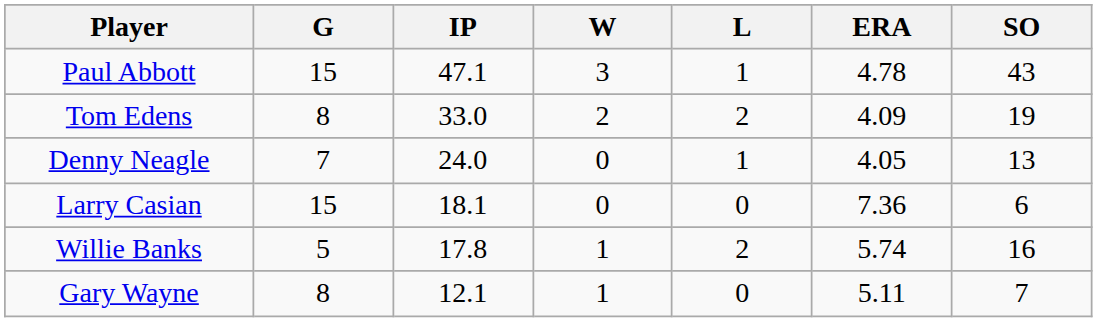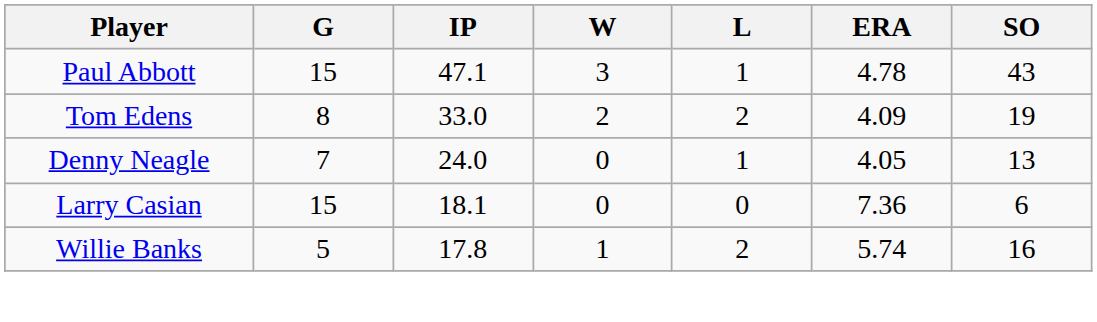- row: (129, 293)
